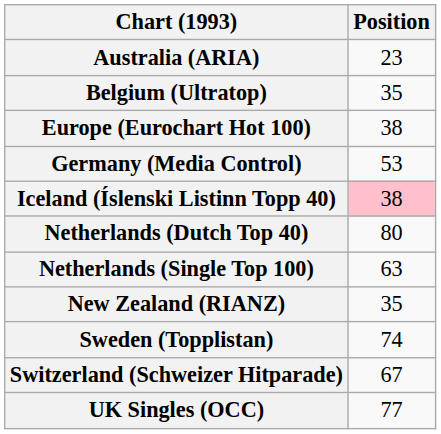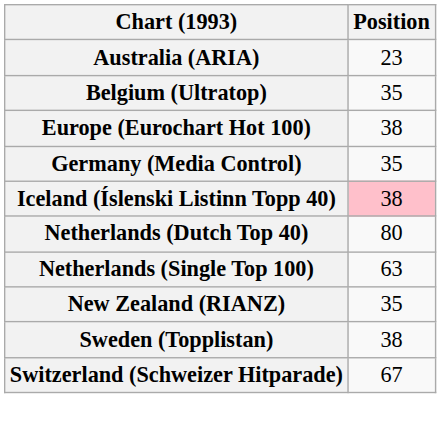(392, 163) 53 -> (392, 163) 35
(392, 339) 74 -> (392, 339) 38
- row: (176, 410)
